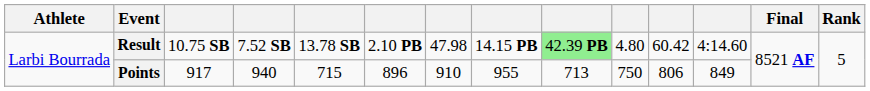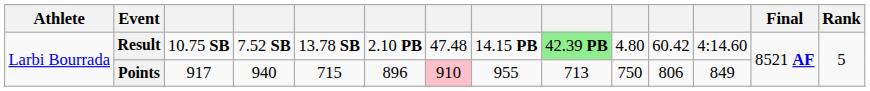(449, 45) 47.98 -> (449, 45) 47.48
(449, 73) no background -> (449, 73) pink background
